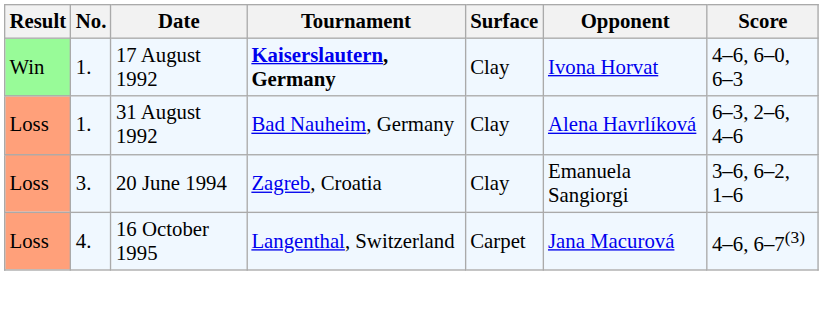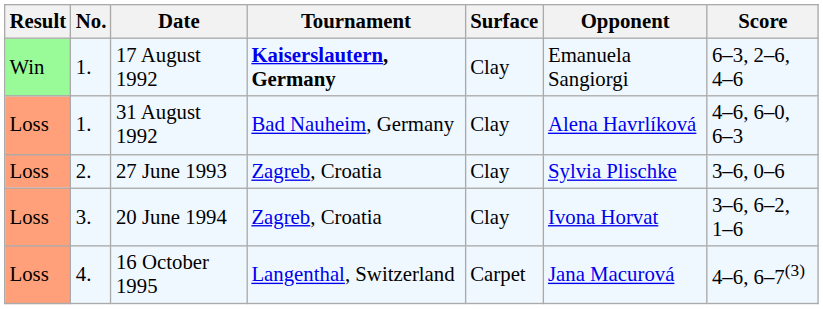(603, 66) Ivona Horvat -> (590, 66) Emanuela Sangiorgi
(751, 66) 4–6, 6–0, 6–3 -> (751, 66) 6–3, 2–6, 4–6
(751, 124) 6–3, 2–6, 4–6 -> (751, 124) 4–6, 6–0, 6–3
+ row: (171, 170)
(590, 182) Emanuela Sangiorgi -> (603, 216) Ivona Horvat
